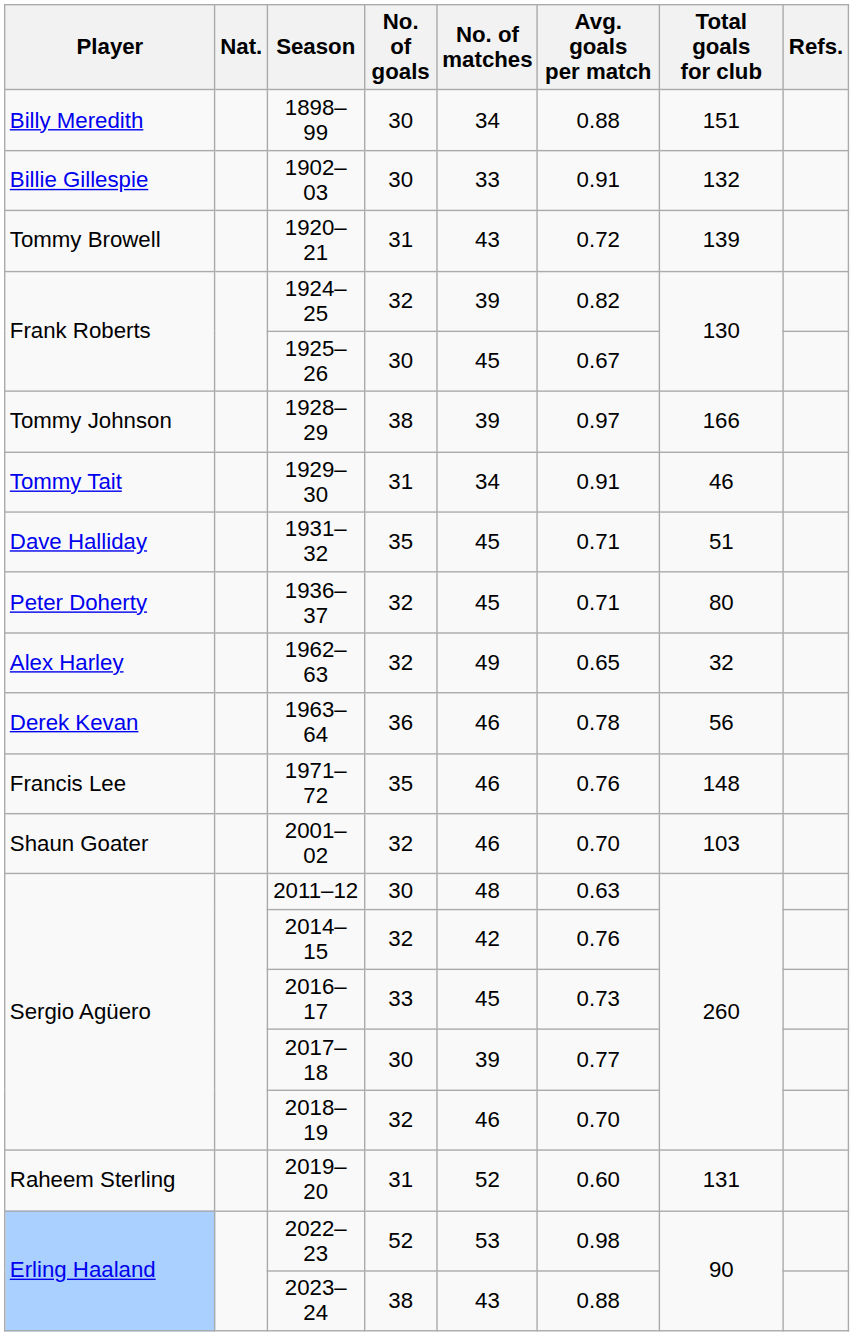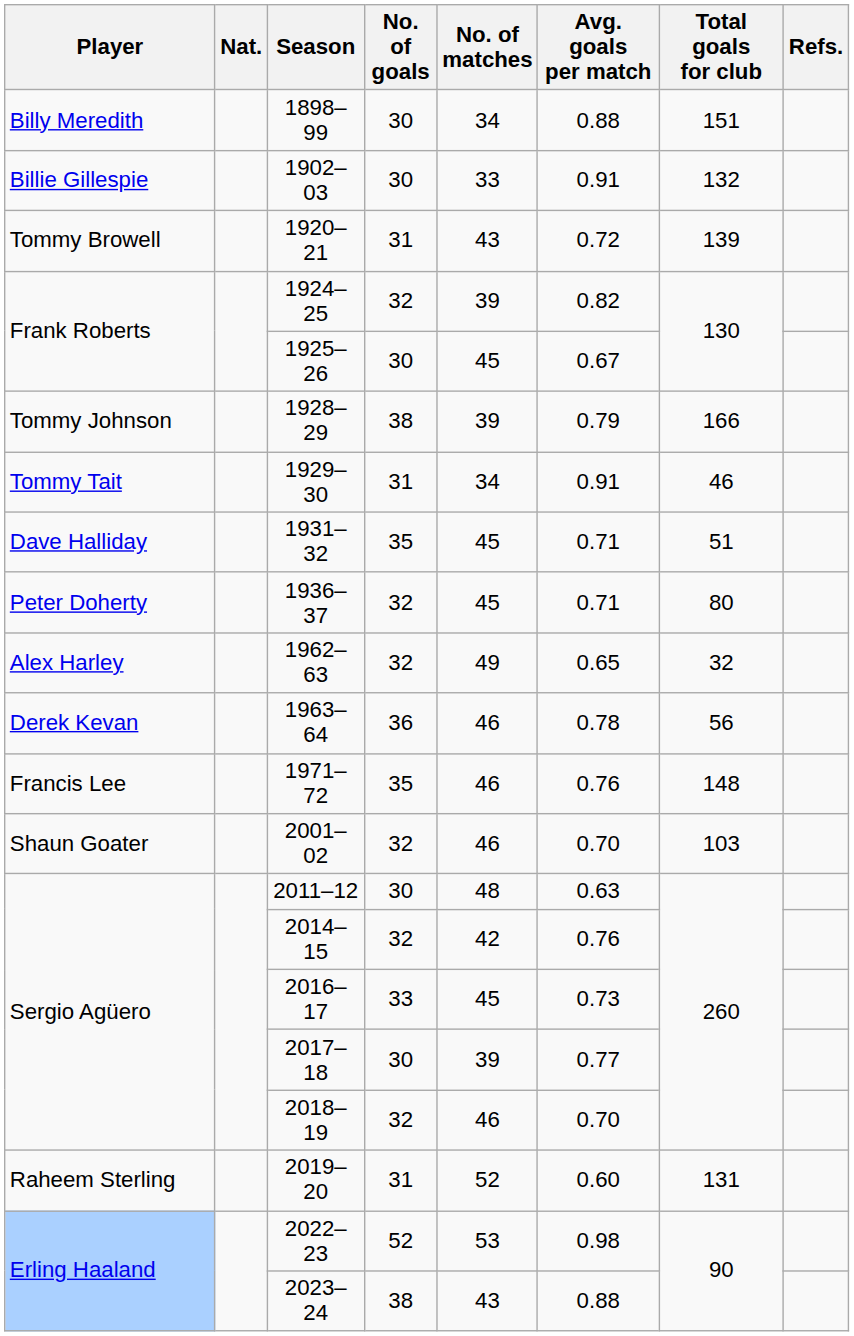(598, 421) 0.97 -> (598, 421) 0.79
